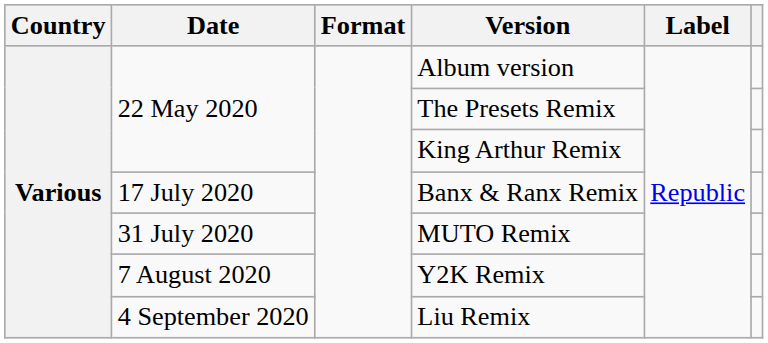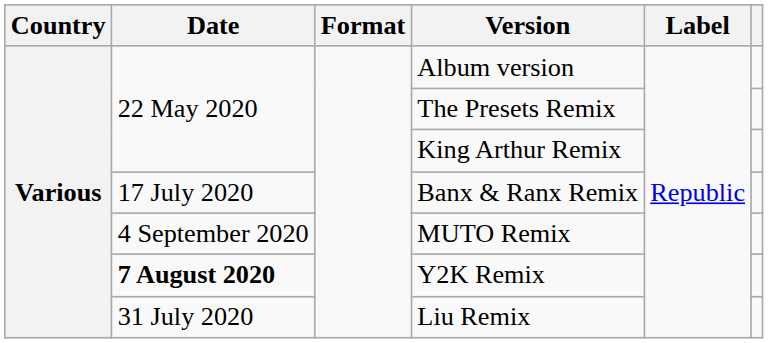(186, 233) 31 July 2020 -> (213, 233) 4 September 2020
(194, 274) normal -> (196, 274) bold
(213, 316) 4 September 2020 -> (186, 316) 31 July 2020
